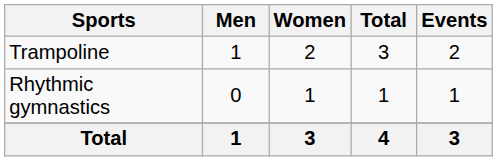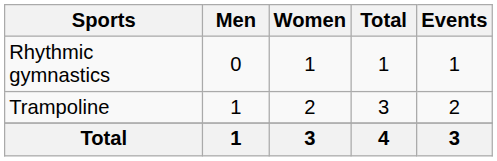rows swapped: (60, 95) <-> (59, 52)
